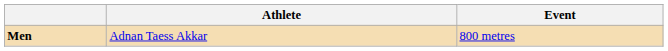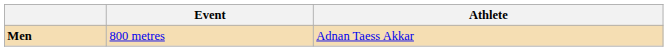columns swapped: (560, 15) <-> (282, 15)
